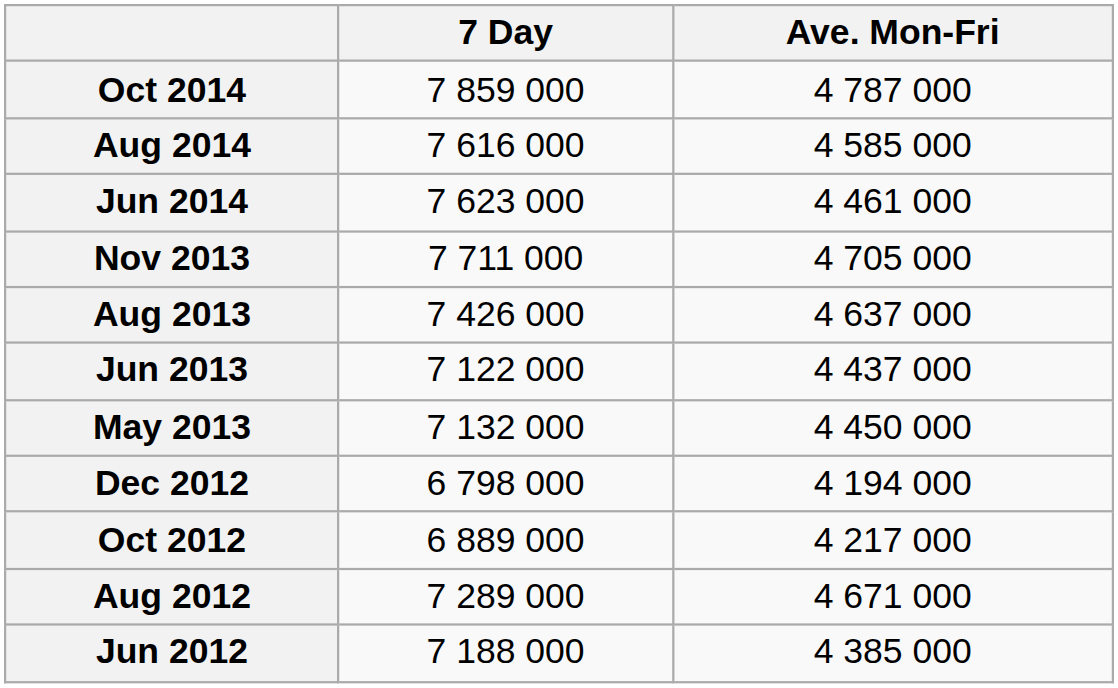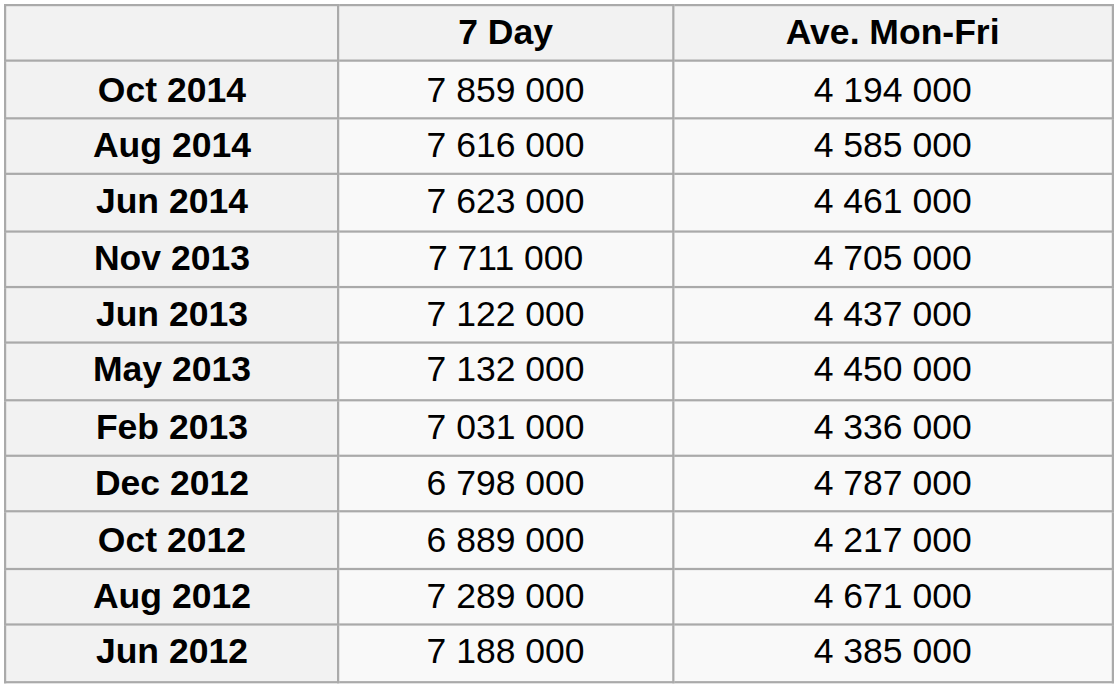(893, 88) 4 787 000 -> (893, 88) 4 194 000
- row: (172, 314)
+ row: (172, 426)
(893, 483) 4 194 000 -> (893, 483) 4 787 000
